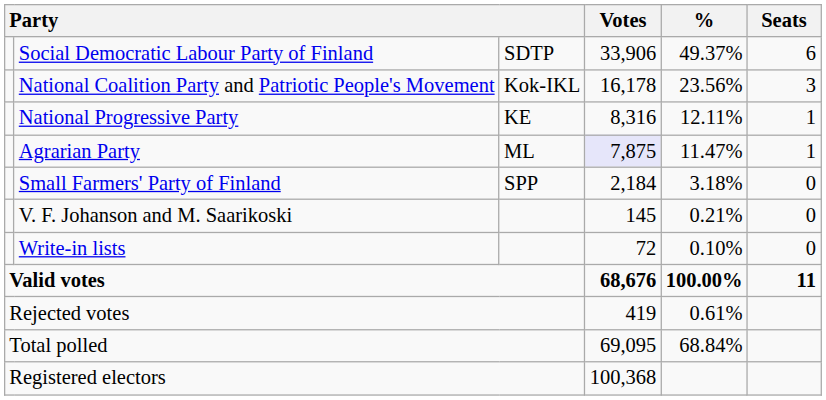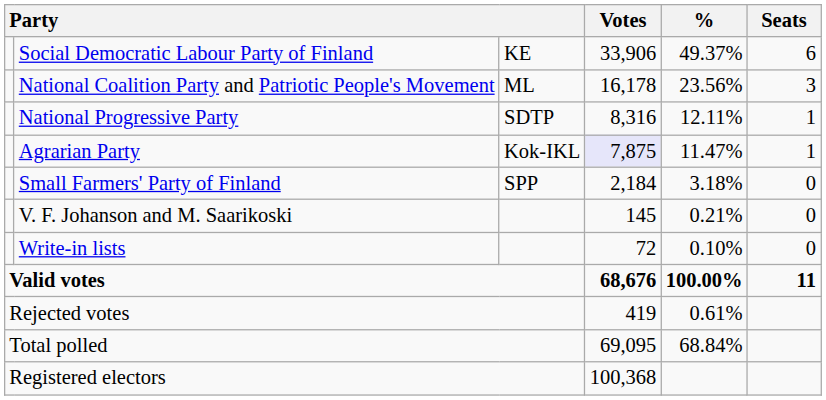(529, 53) SDTP -> (518, 53) KE
(542, 85) Kok-IKL -> (519, 85) ML
(518, 118) KE -> (529, 118) SDTP
(519, 150) ML -> (542, 150) Kok-IKL
